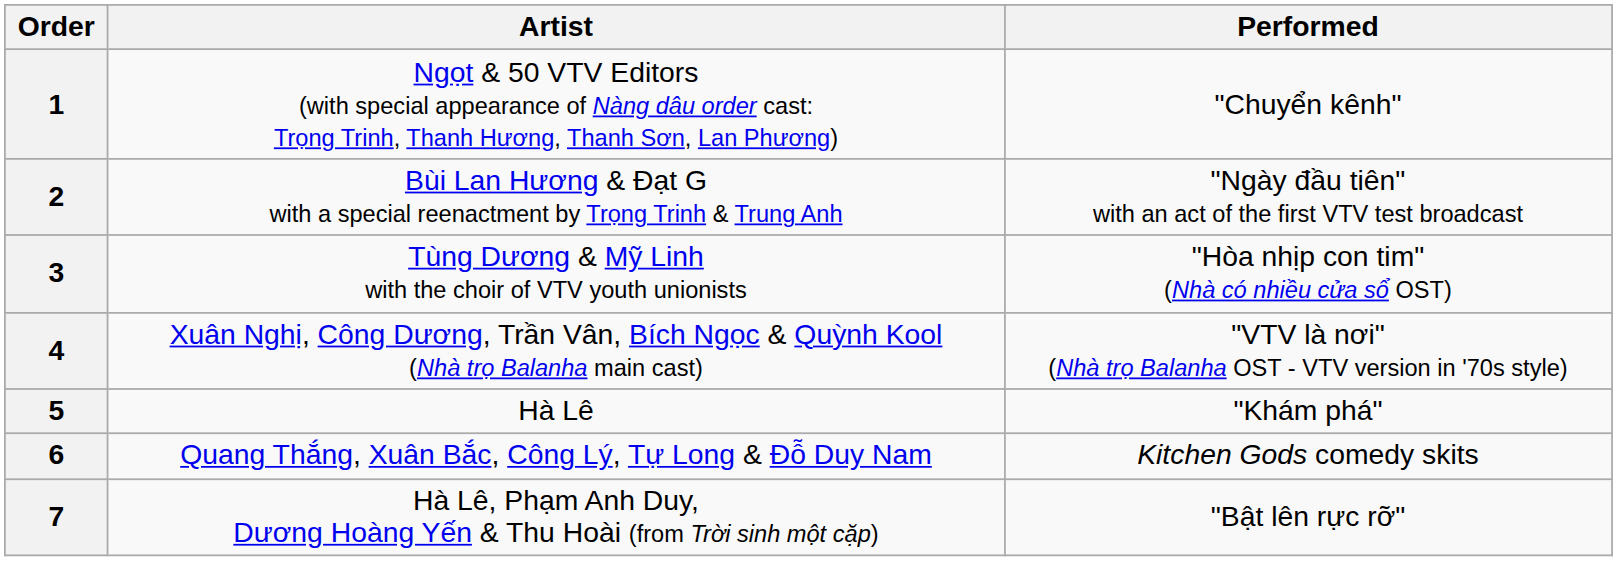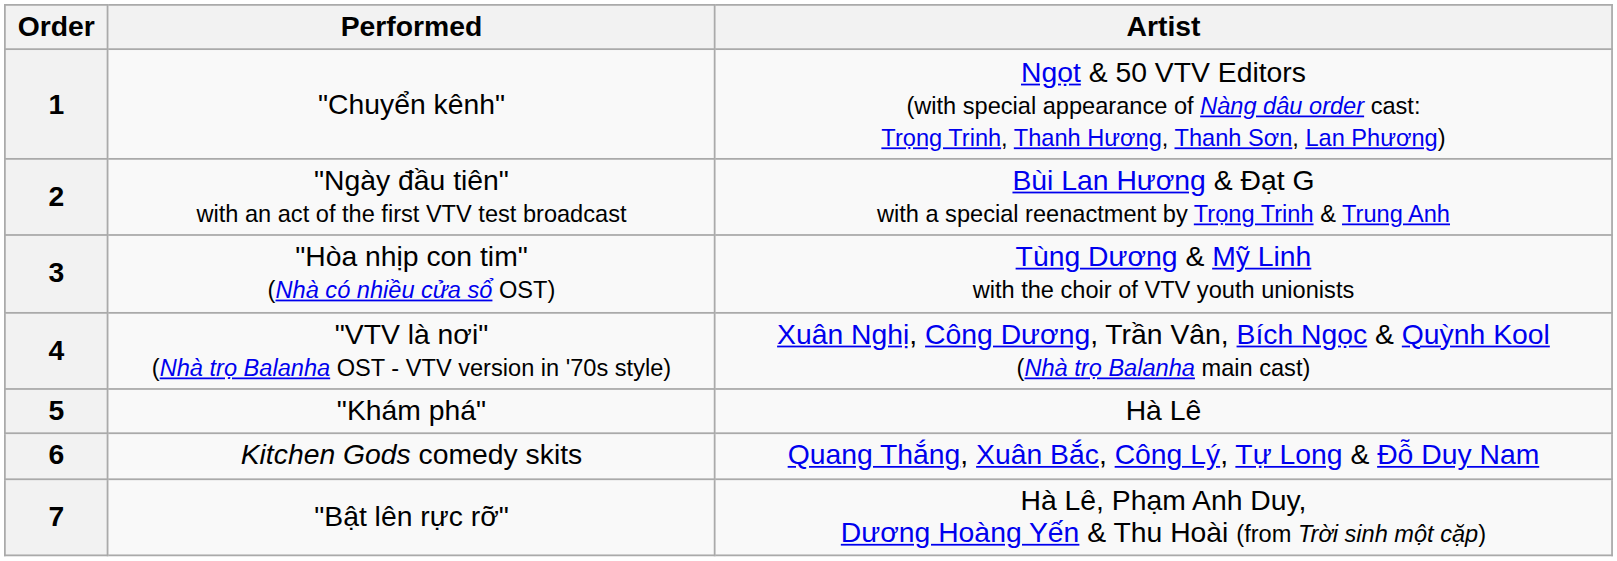columns swapped: (556, 26) <-> (1308, 26)
